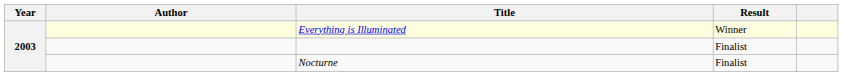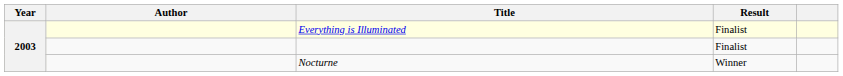(731, 29) Winner -> (731, 29) Finalist
(731, 63) Finalist -> (731, 63) Winner
